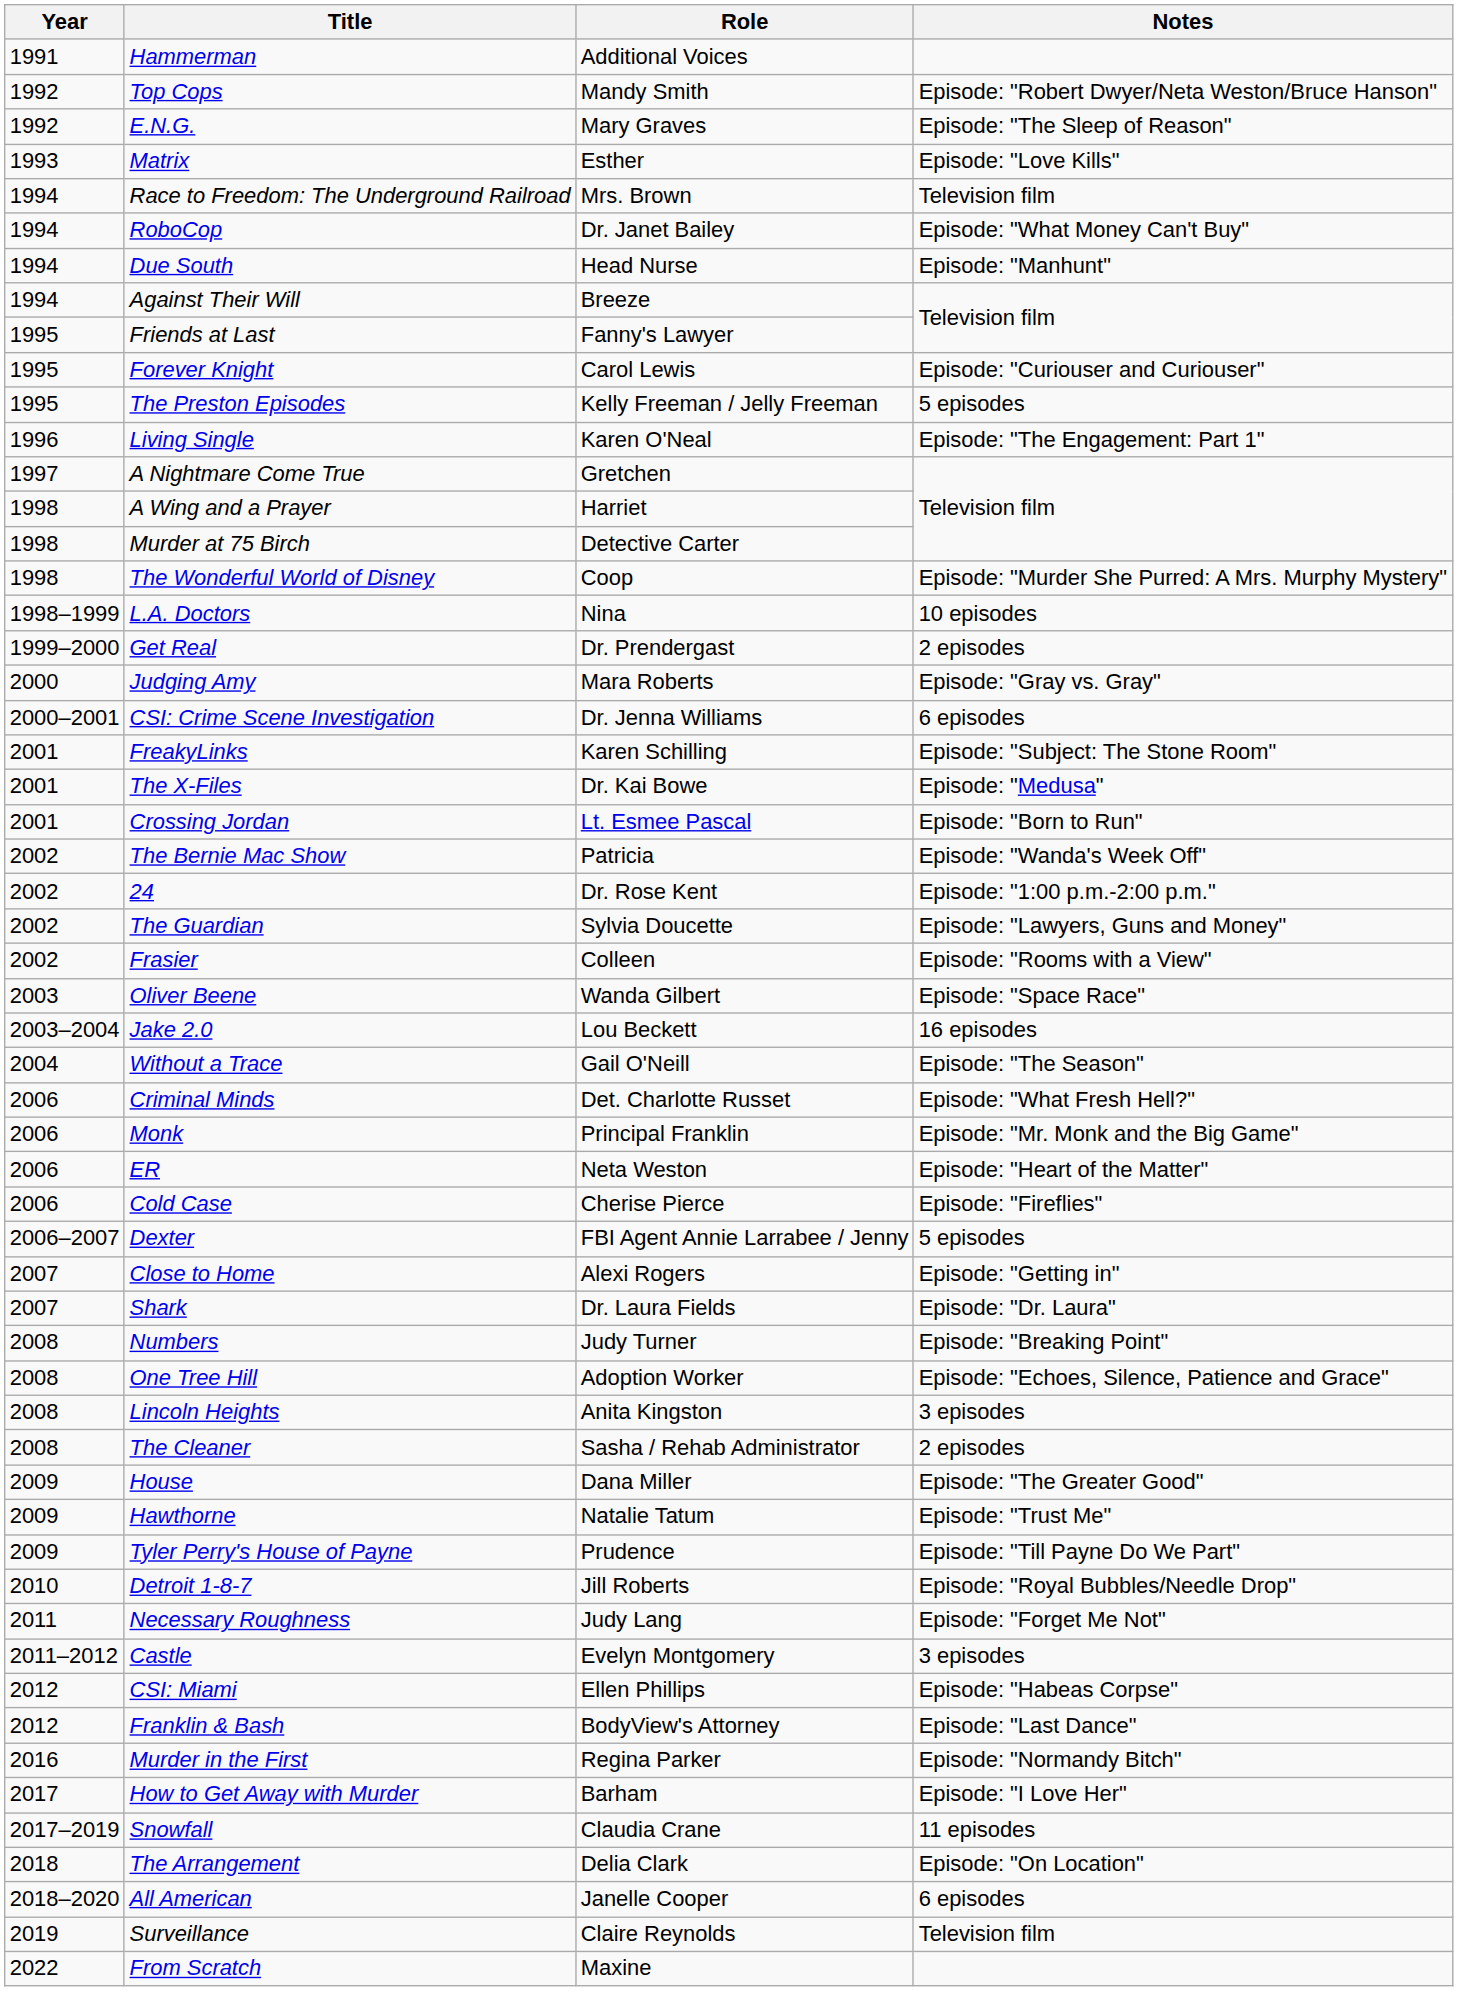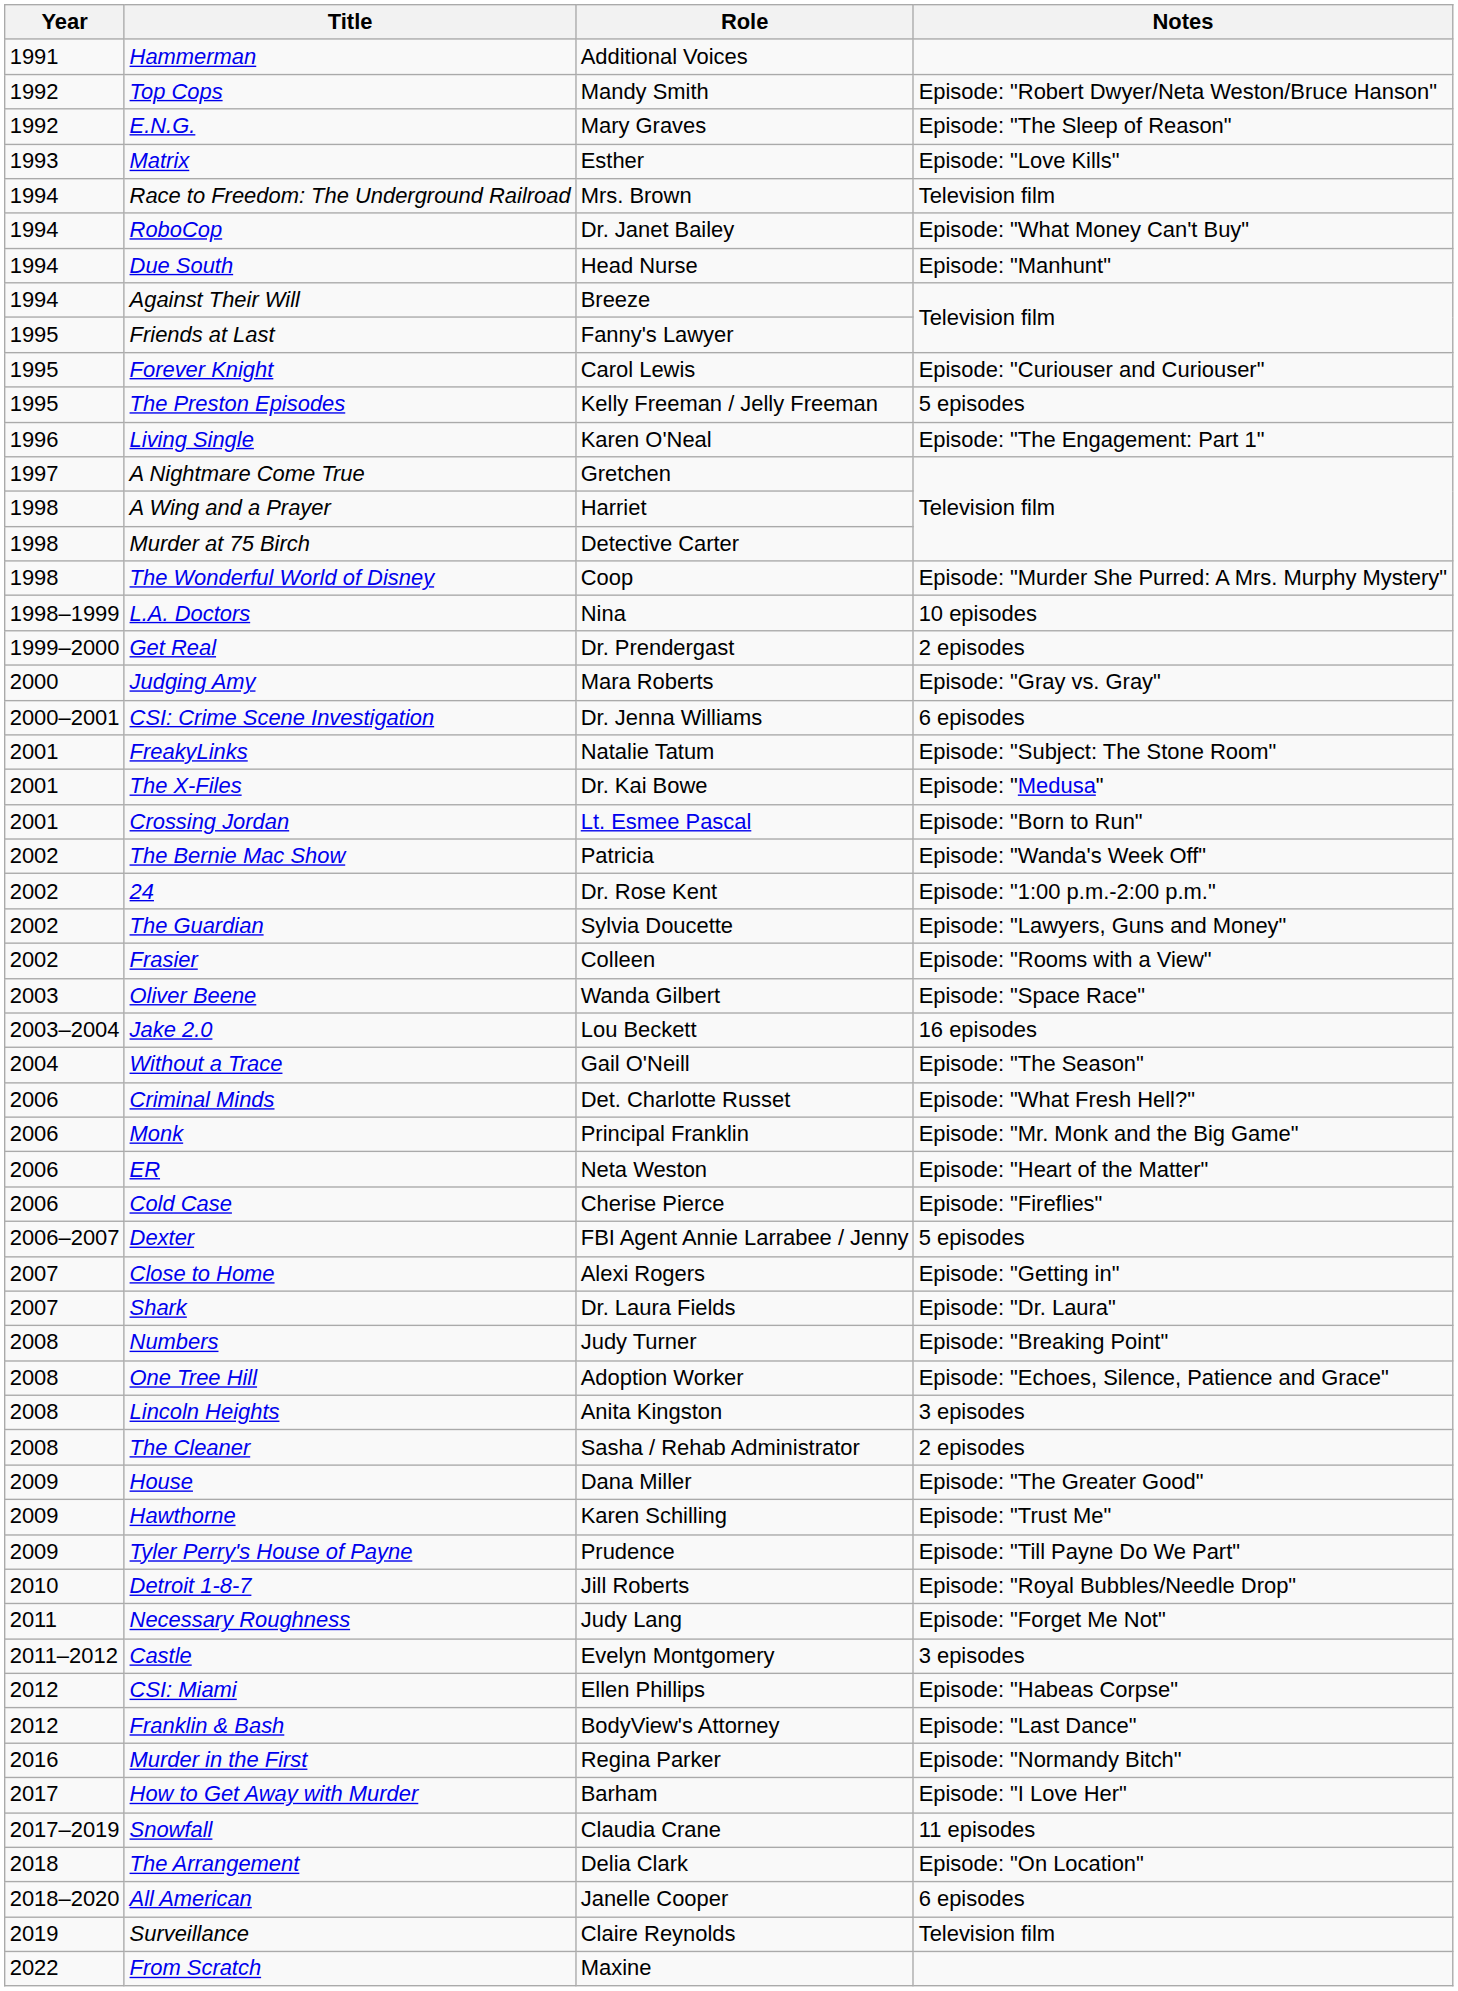(654, 751) Karen Schilling -> (648, 751) Natalie Tatum
(648, 1516) Natalie Tatum -> (654, 1516) Karen Schilling
